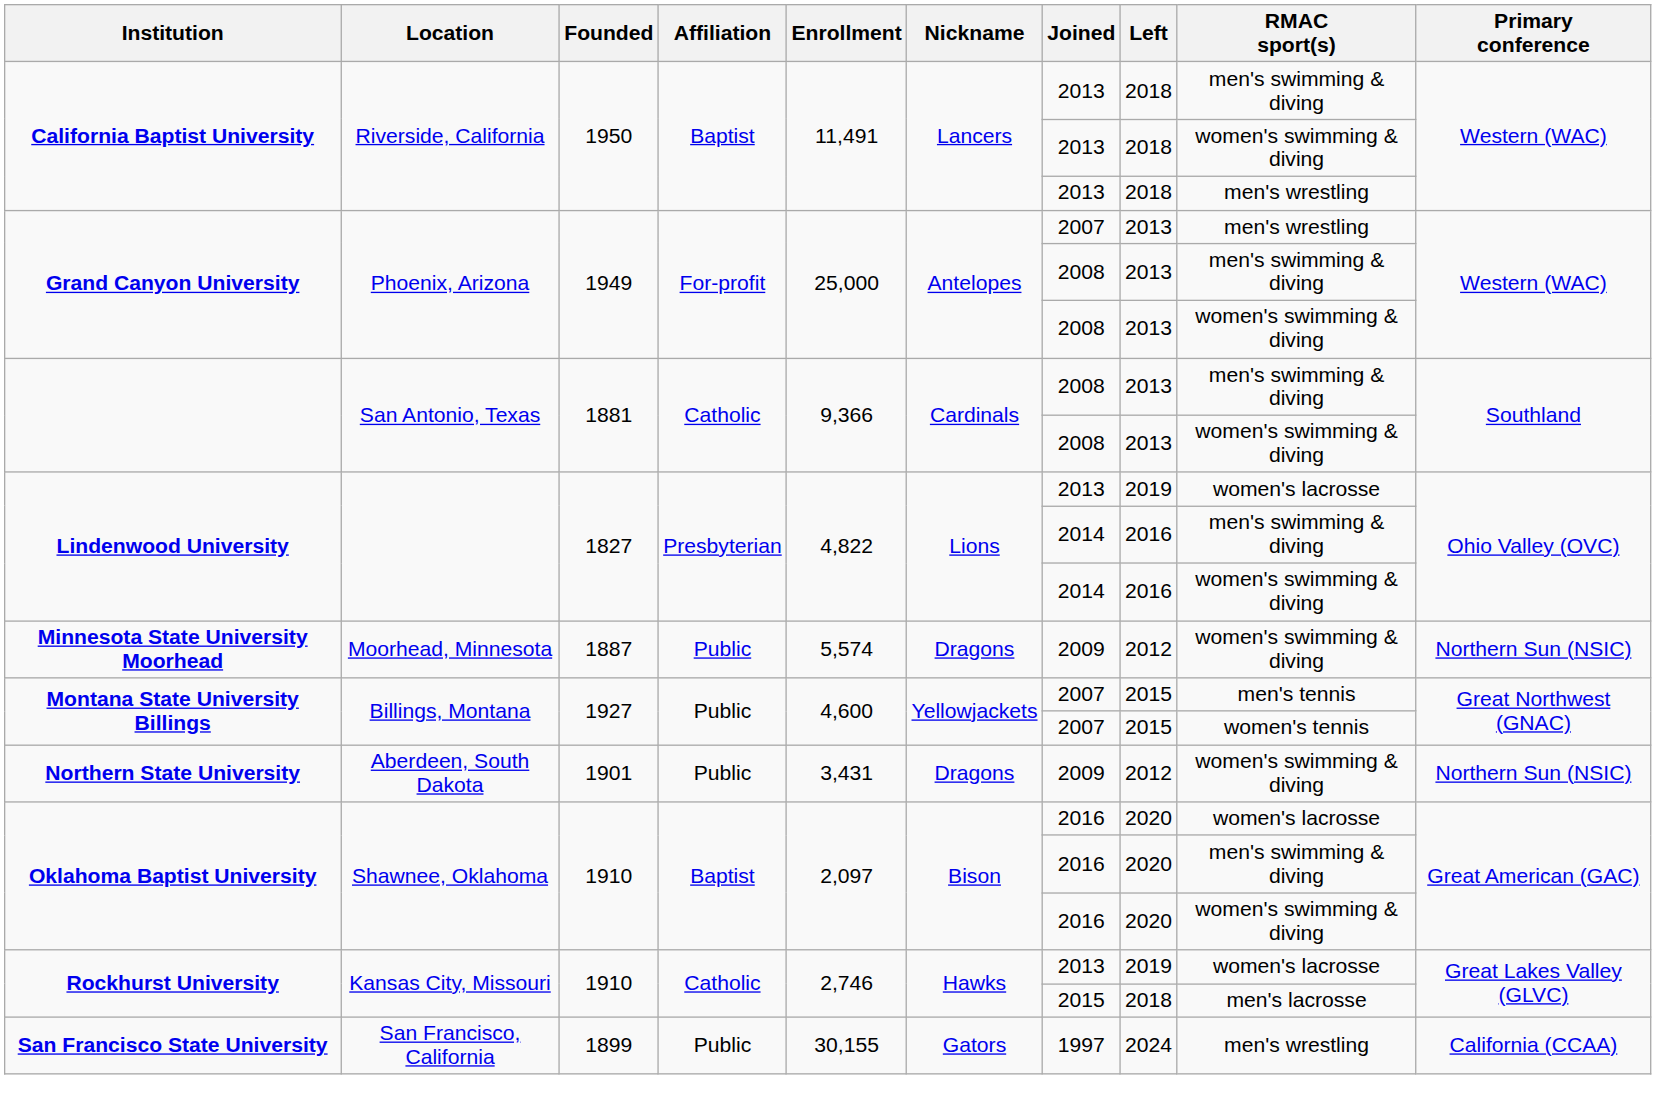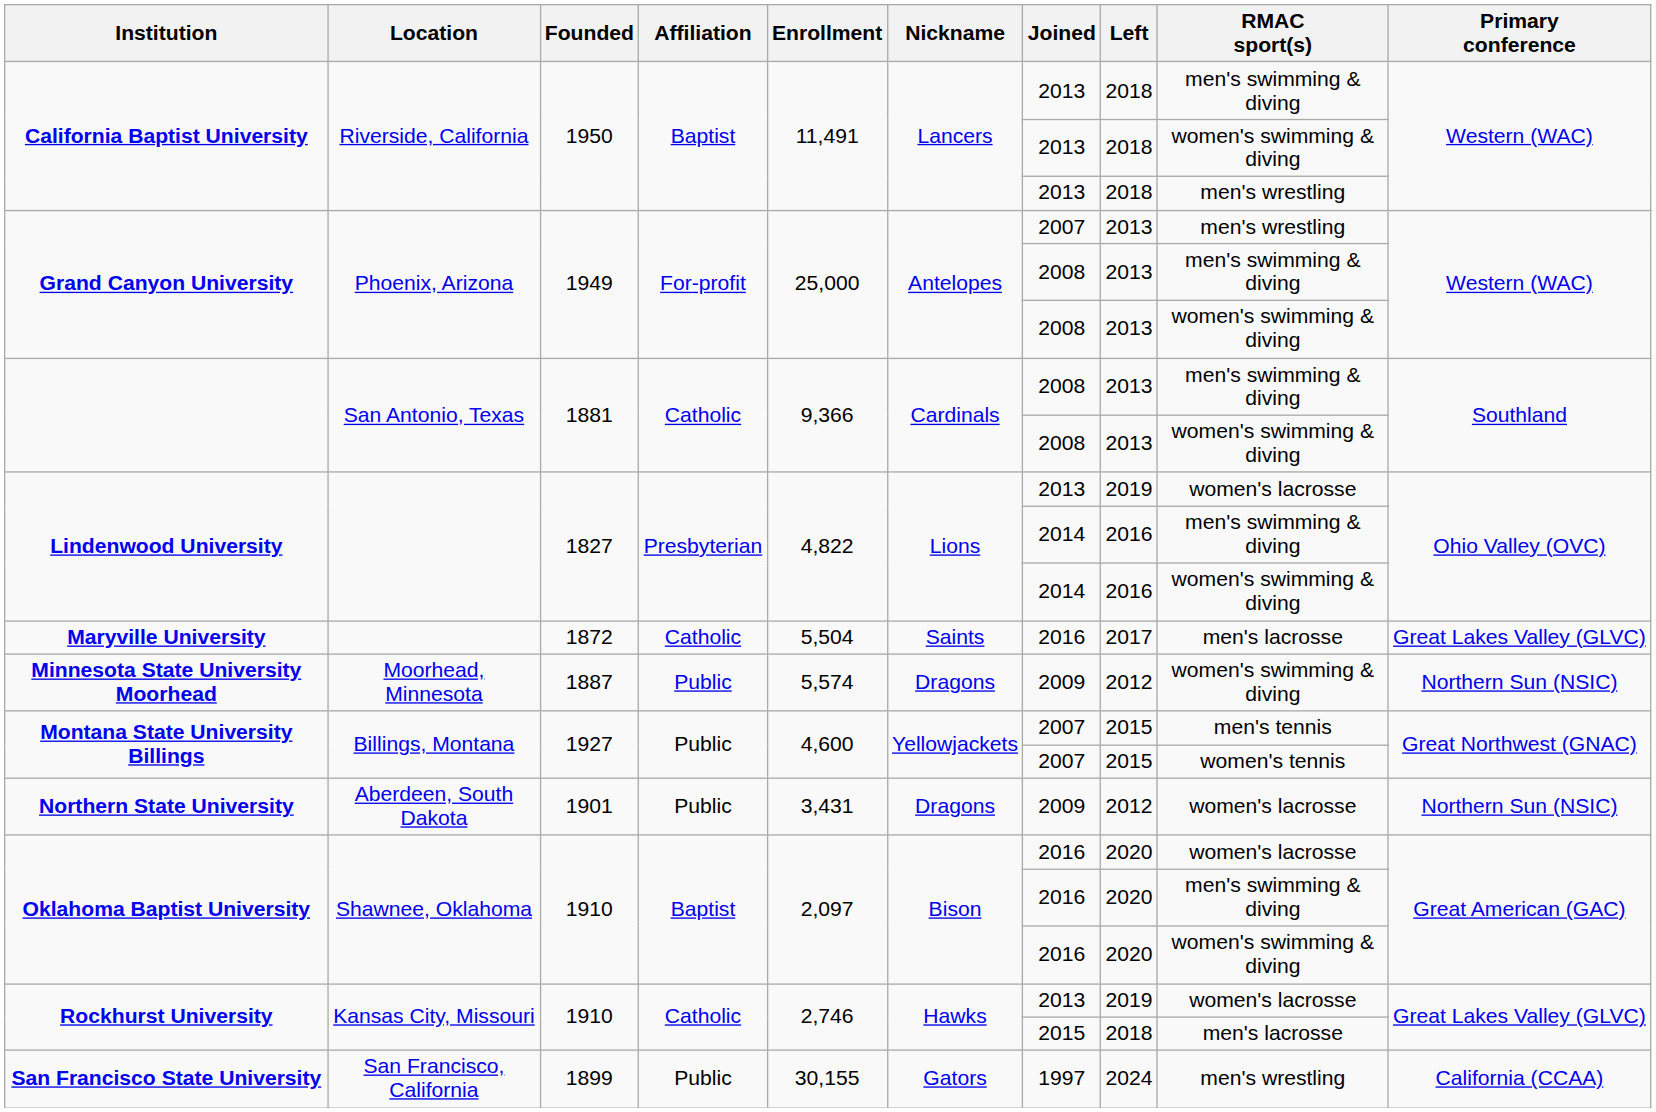+ row: (166, 637)
(1297, 773) women's swimming & diving -> (1273, 806) women's lacrosse
